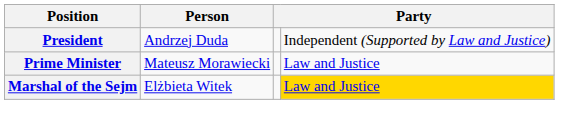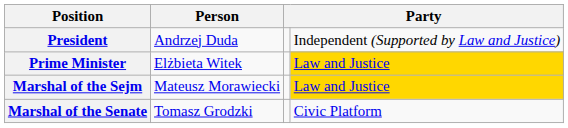(207, 63) Mateusz Morawiecki -> (198, 63) Elżbieta Witek
(332, 63) no background -> (342, 63) gold background
(188, 87) Elżbieta Witek -> (217, 87) Mateusz Morawiecki
+ row: (78, 110)
